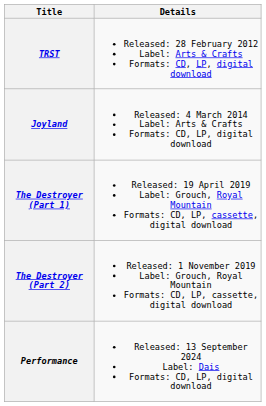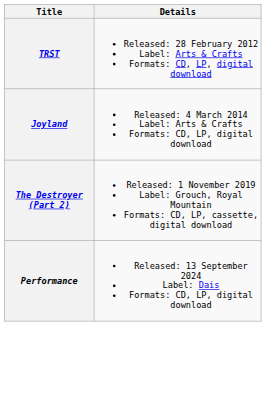- row: (49, 200)
